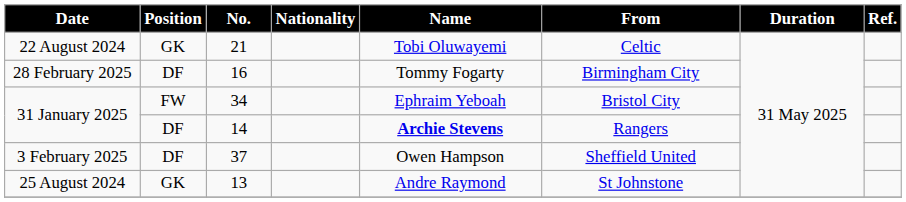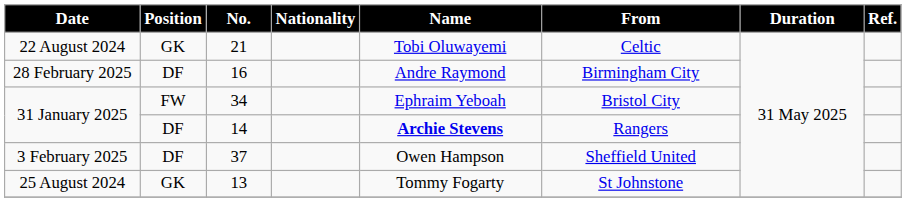(450, 73) Tommy Fogarty -> (450, 73) Andre Raymond
(450, 183) Andre Raymond -> (450, 183) Tommy Fogarty
